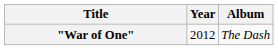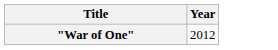- column: (246, 14)
